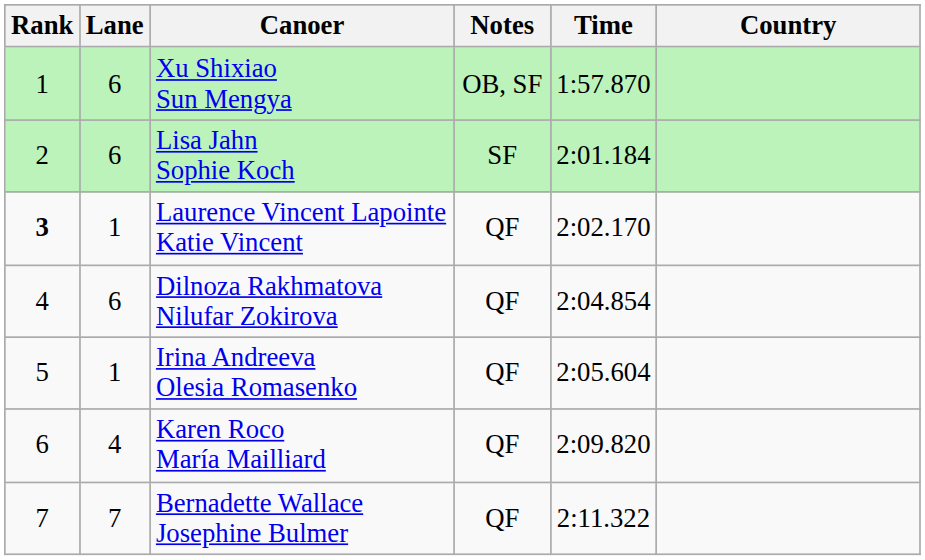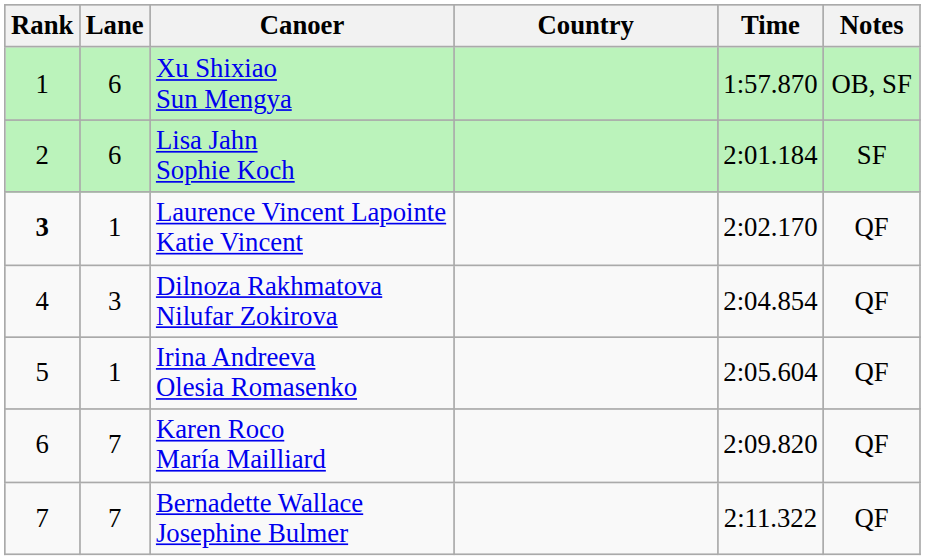columns swapped: (788, 25) <-> (502, 25)
(115, 300) 6 -> (115, 300) 3
(115, 445) 4 -> (115, 445) 7
